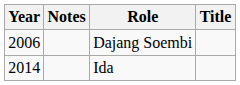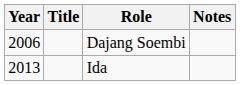columns swapped: (215, 17) <-> (67, 17)
(24, 67) 2014 -> (24, 67) 2013
